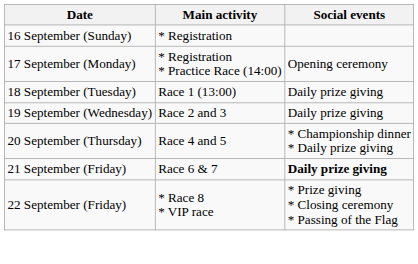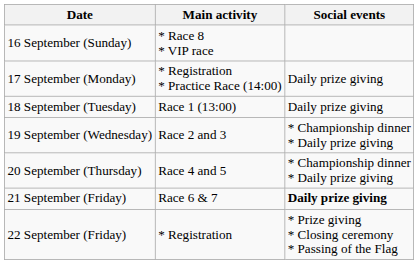(195, 35) * Registration -> (186, 43) * Race 8 * VIP race
(338, 63) Opening ceremony -> (335, 78) Daily prize giving
(335, 112) Daily prize giving -> (349, 135) * Championship dinner * Daily prize giving
(186, 204) * Race 8 * VIP race -> (195, 234) * Registration
